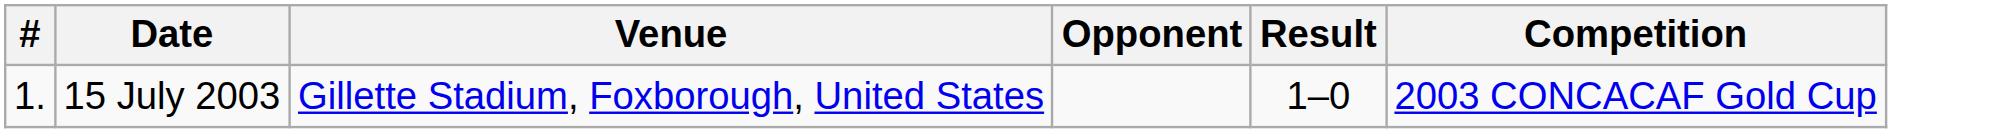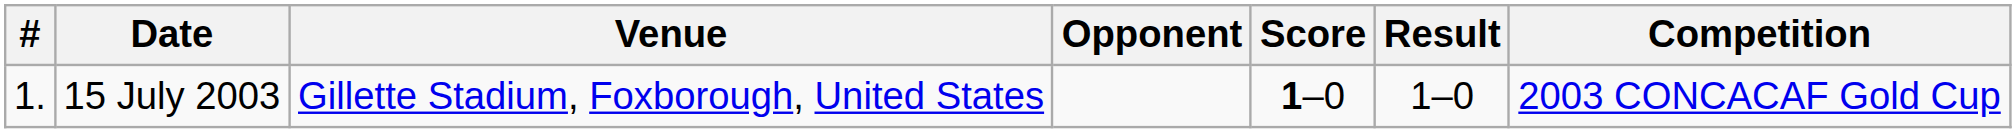+ column: (1313, 34)
